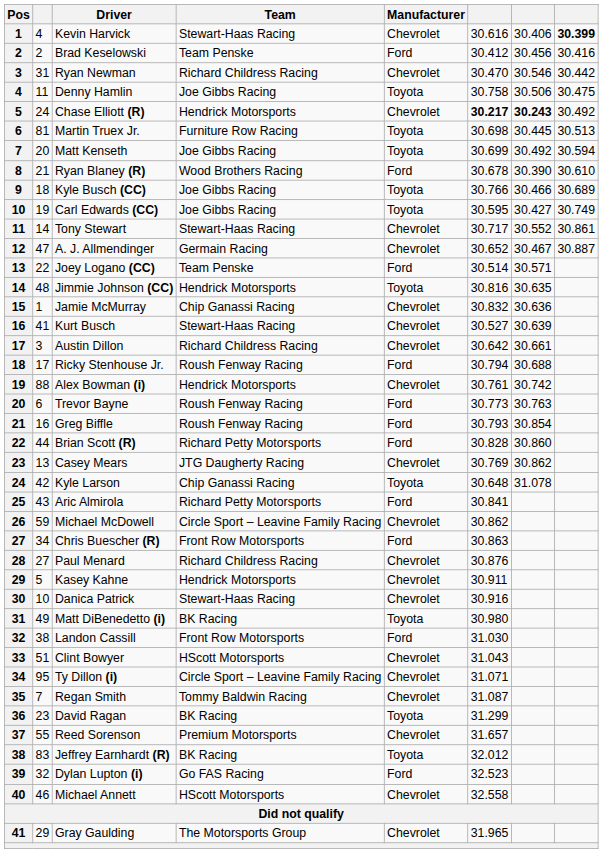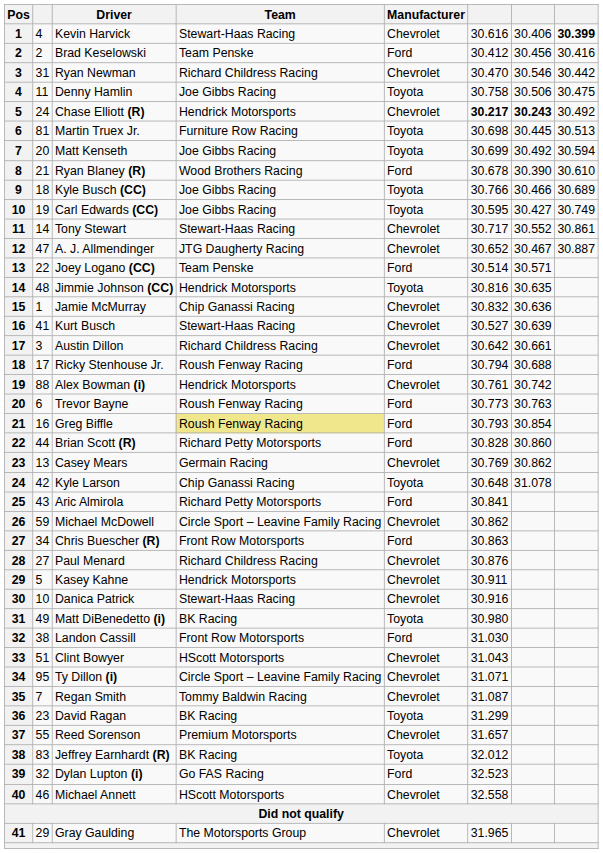(223, 248) Germain Racing -> (242, 248) JTG Daugherty Racing
(241, 424) no background -> (241, 424) khaki background
(242, 463) JTG Daugherty Racing -> (223, 463) Germain Racing
